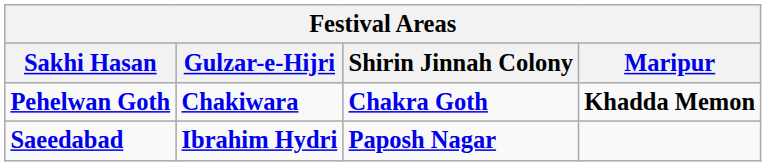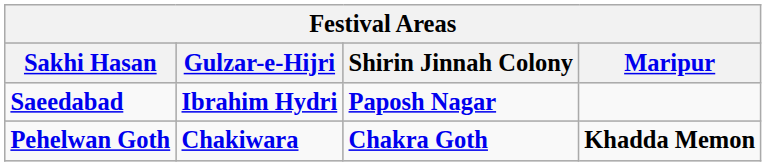rows swapped: (90, 101) <-> (67, 140)
